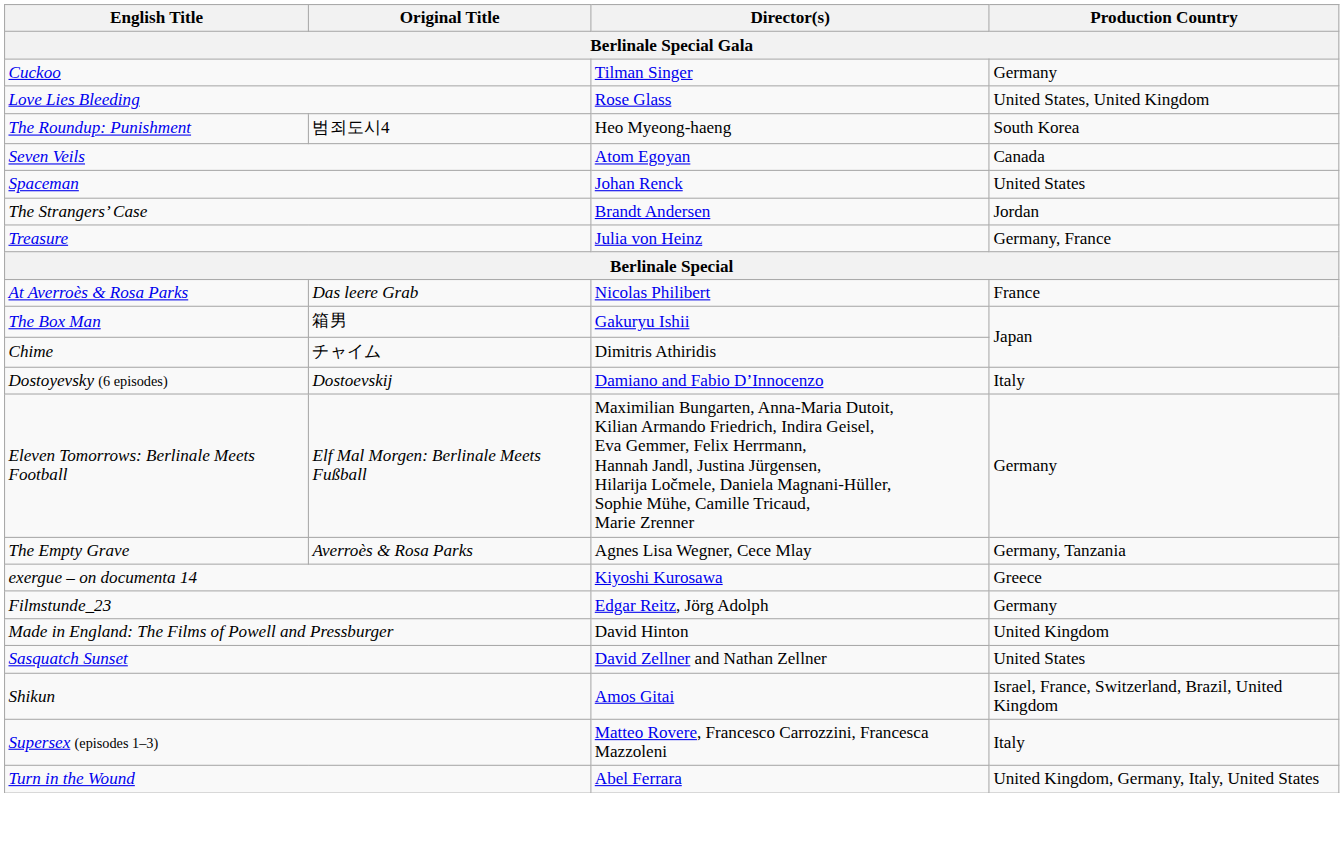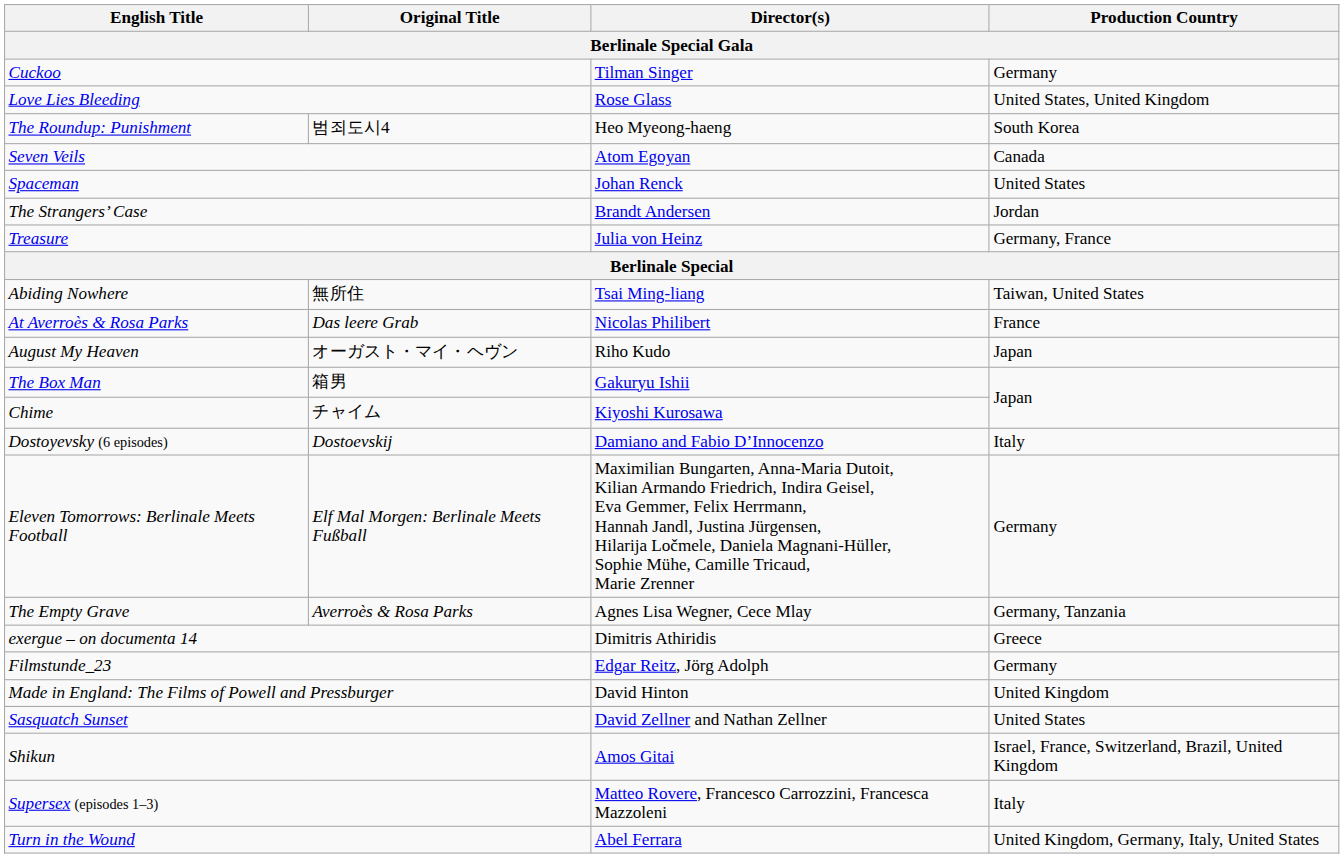+ row: (68, 294)
+ row: (74, 351)
(655, 351) Dimitris Athiridis -> (659, 412) Kiyoshi Kurosawa
(659, 577) Kiyoshi Kurosawa -> (655, 638) Dimitris Athiridis
